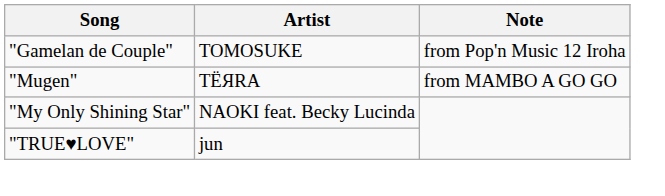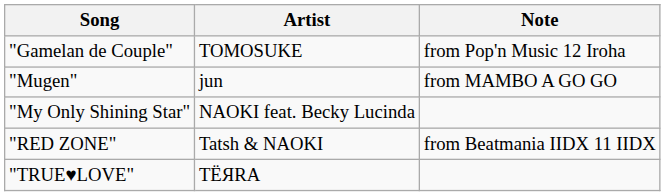(230, 82) TЁЯRA -> (211, 82) jun
+ row: (63, 143)
(211, 143) jun -> (230, 174) TЁЯRA
